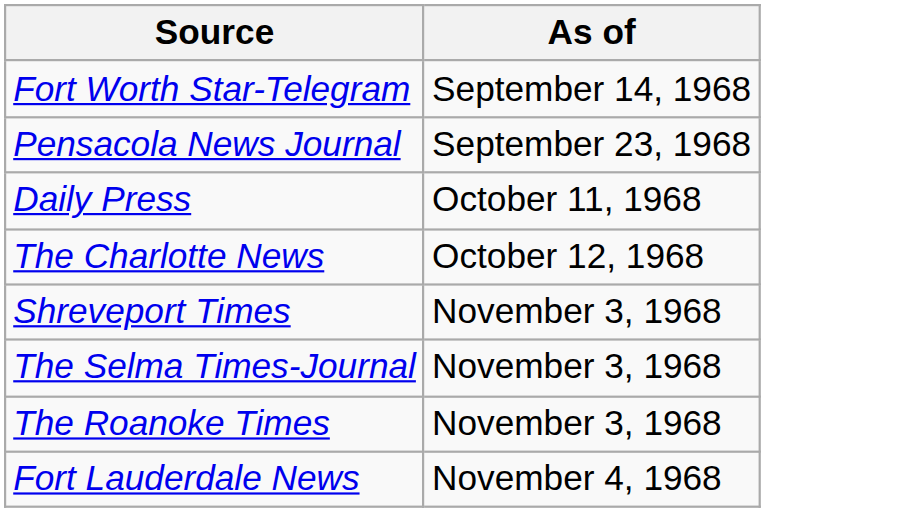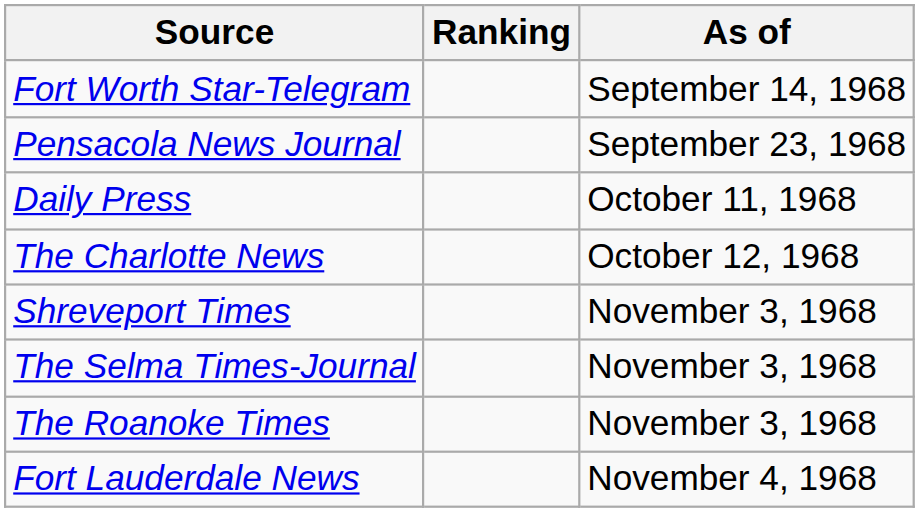+ column: (502, 32)
